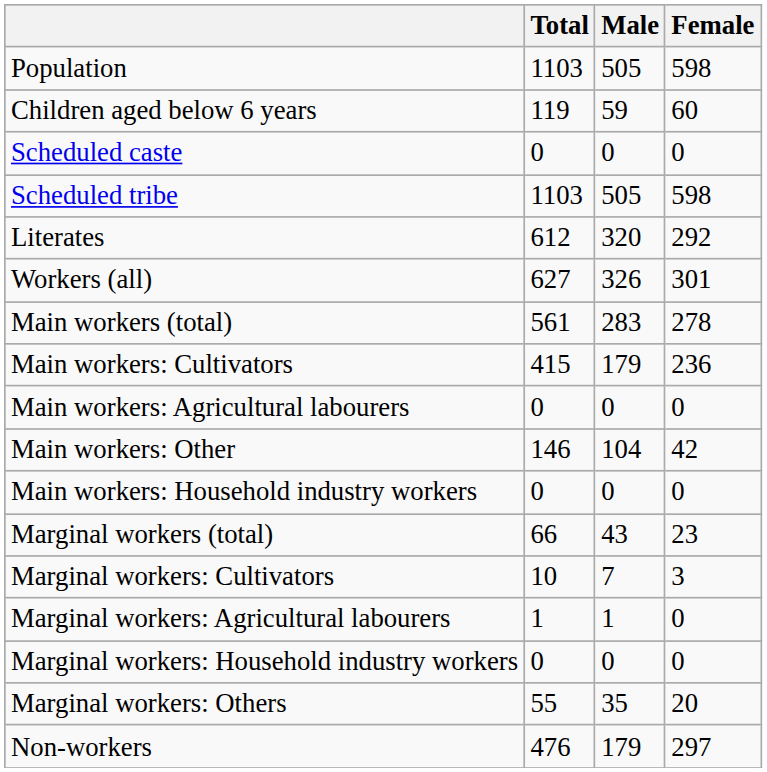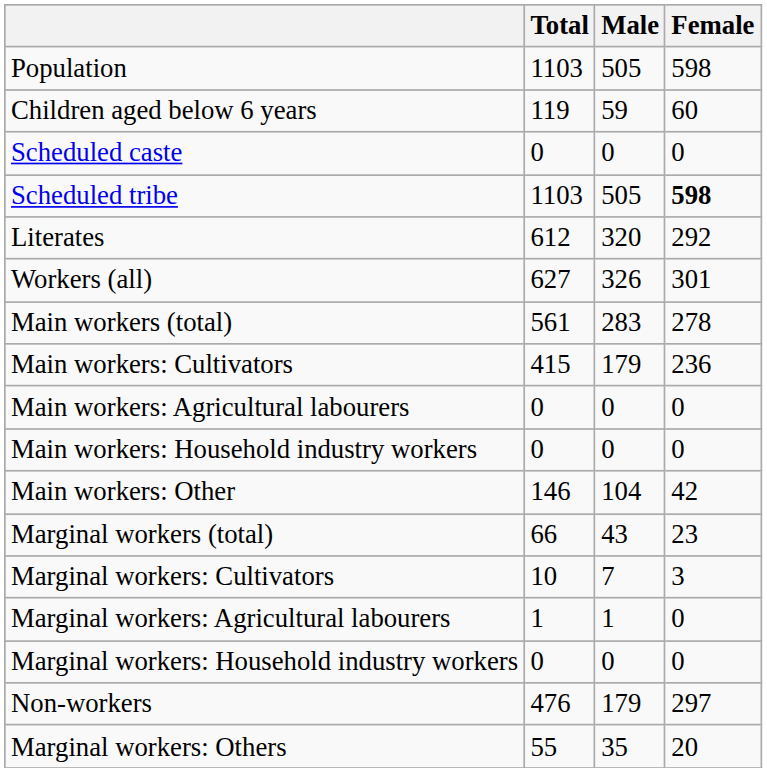(691, 195) normal -> (691, 195) bold
rows swapped: (244, 491) <-> (123, 449)
rows swapped: (149, 703) <-> (81, 746)
